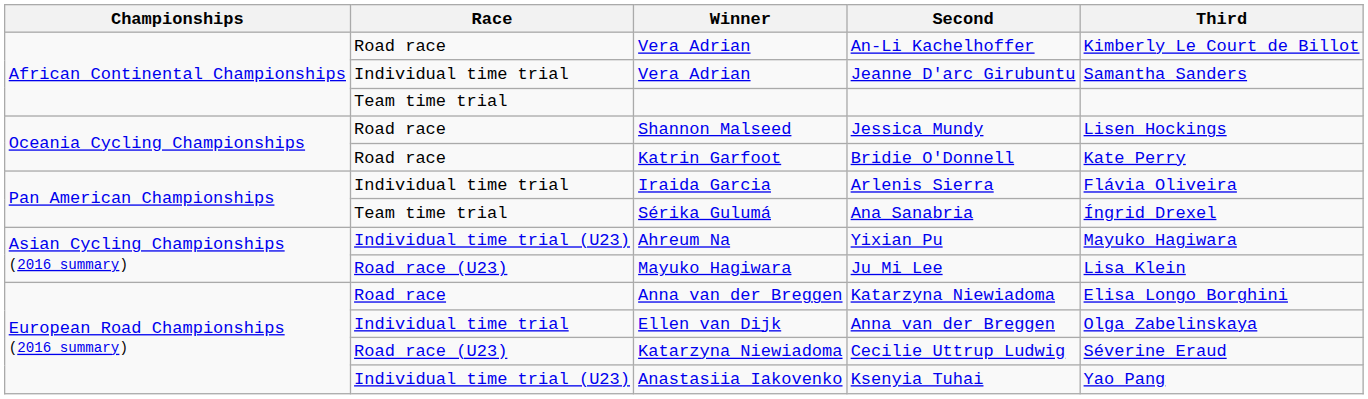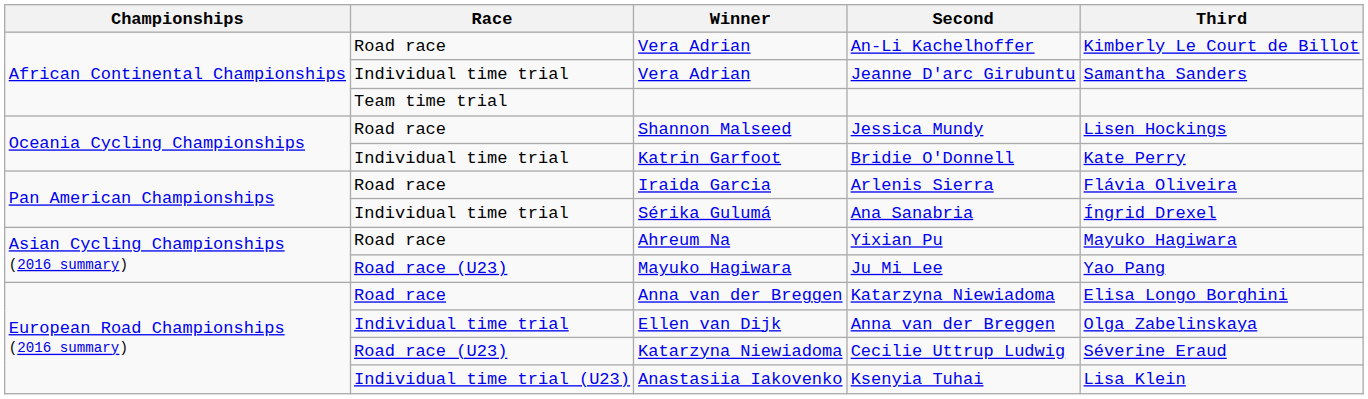(400, 157) Road race -> (461, 157) Individual time trial
(461, 185) Individual time trial -> (400, 185) Road race
(431, 213) Team time trial -> (461, 213) Individual time trial
(492, 241) Individual time trial (U23) -> (400, 241) Road race
(1135, 268) Lisa Klein -> (1124, 268) Yao Pang
(1124, 379) Yao Pang -> (1135, 379) Lisa Klein
